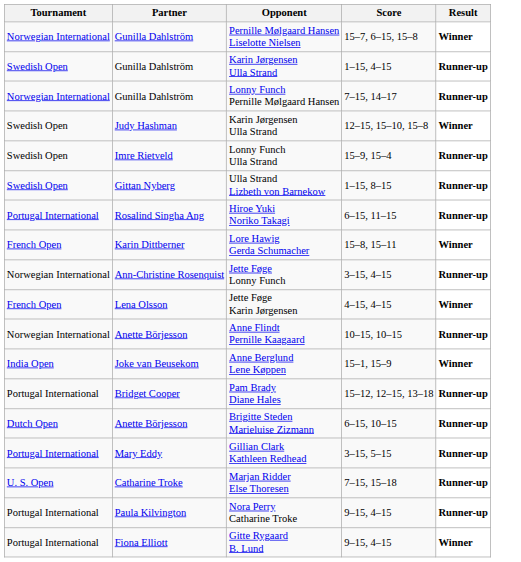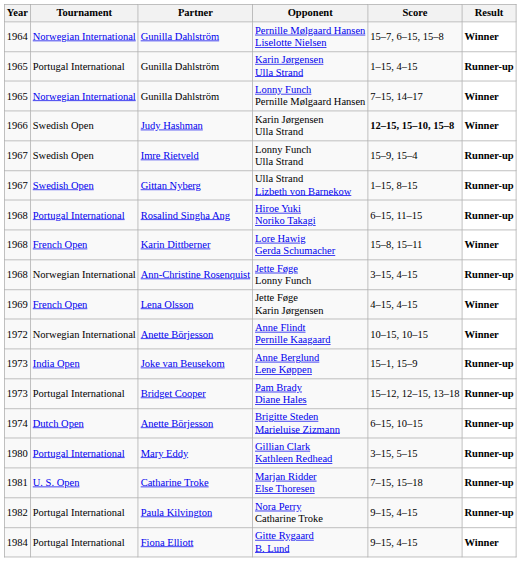+ column: (17, 13)
(37, 66) Swedish Open -> (79, 66) Portugal International
(463, 96) Runner-up -> (482, 96) Winner
(386, 126) normal -> (412, 126) bold
(463, 334) Runner-up -> (482, 334) Winner
(456, 364) Winner -> (489, 364) Runner-up
